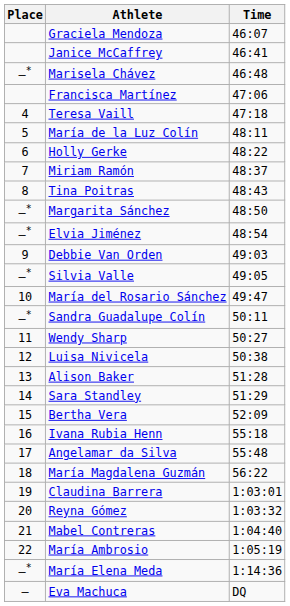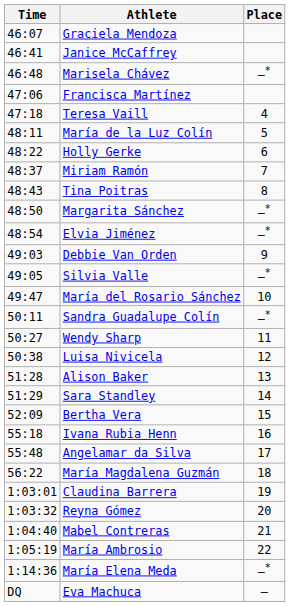columns swapped: (25, 14) <-> (257, 14)
